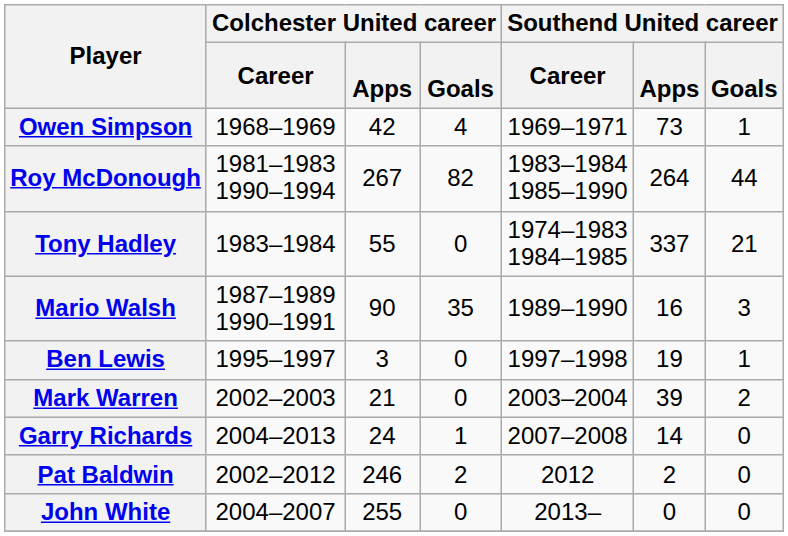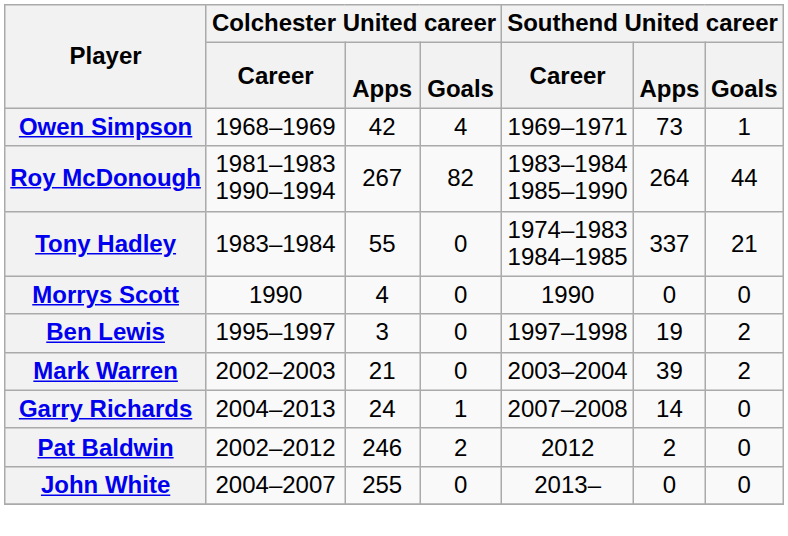- row: (106, 308)
+ row: (106, 294)
(744, 359) 1 -> (744, 332) 2
